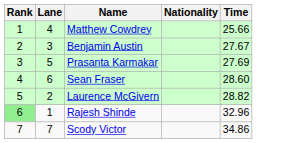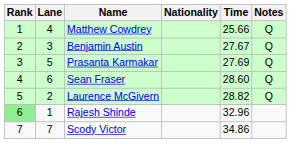+ column: (269, 12)
